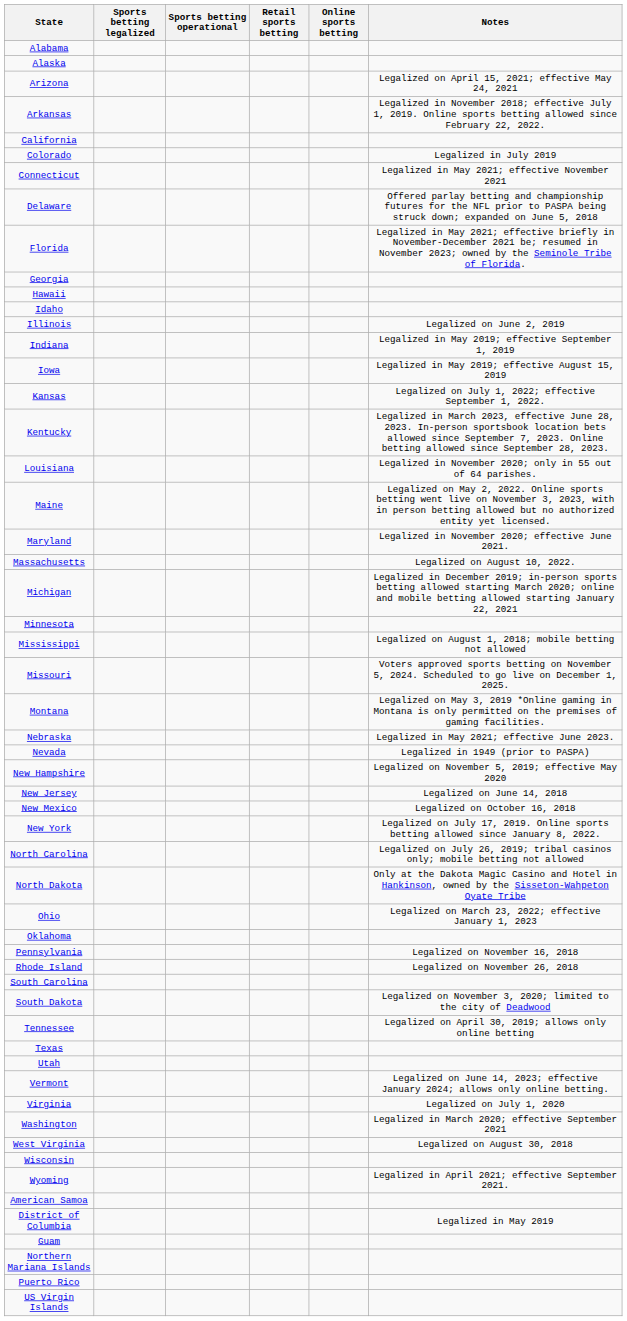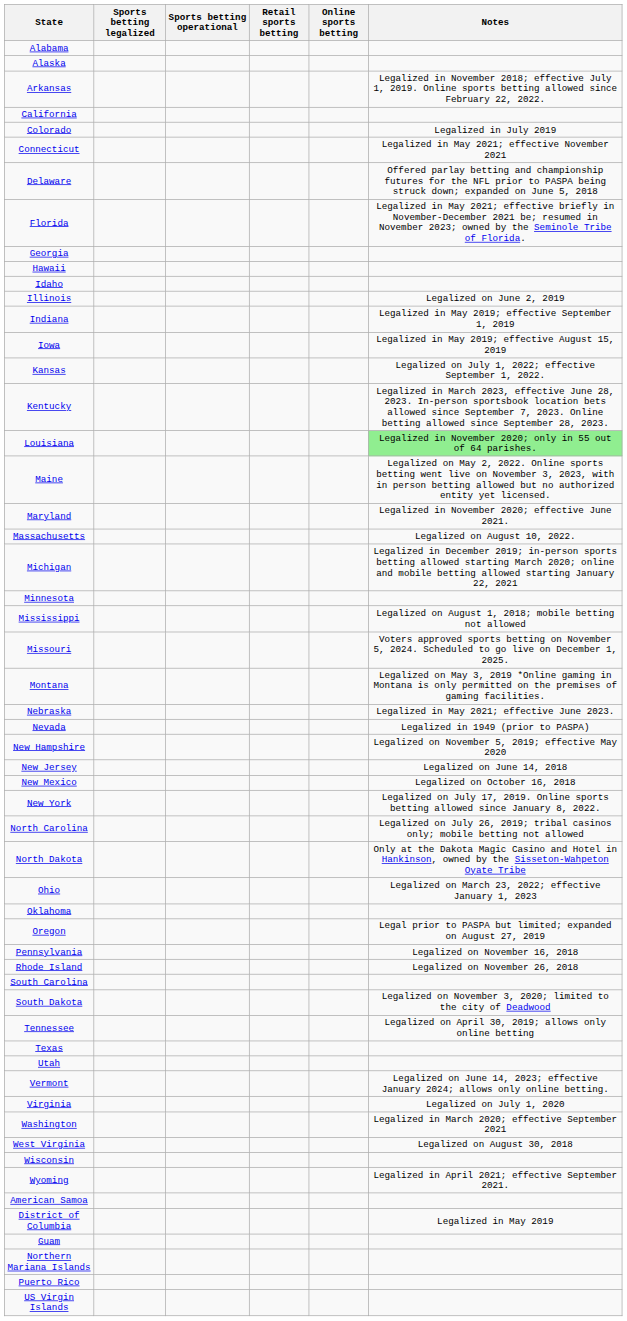- row: (49, 84)
(495, 469) no background -> (495, 443) lightgreen background
+ row: (49, 932)
